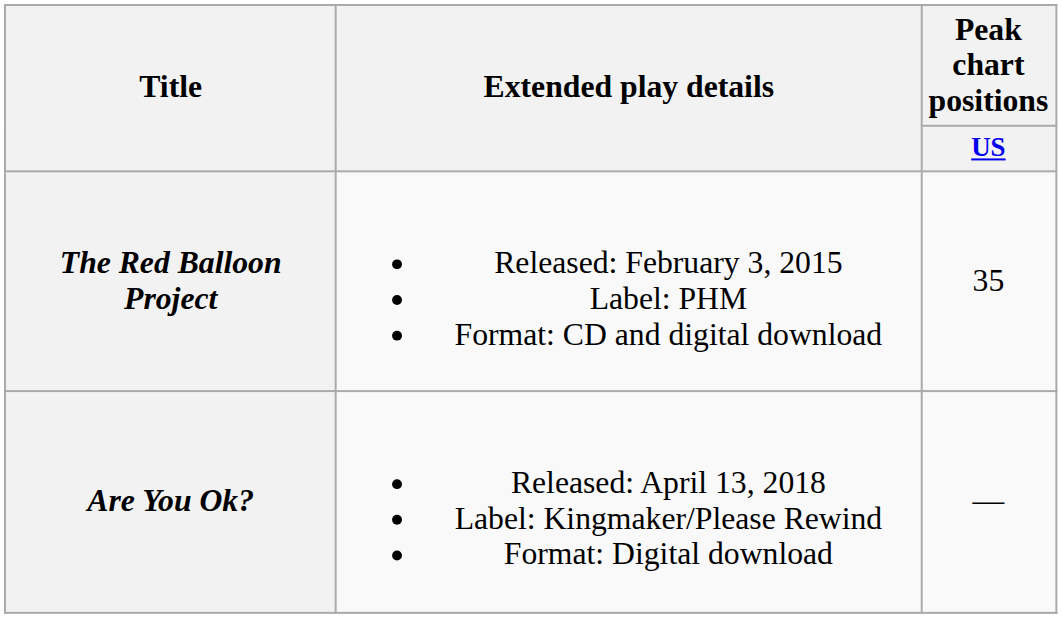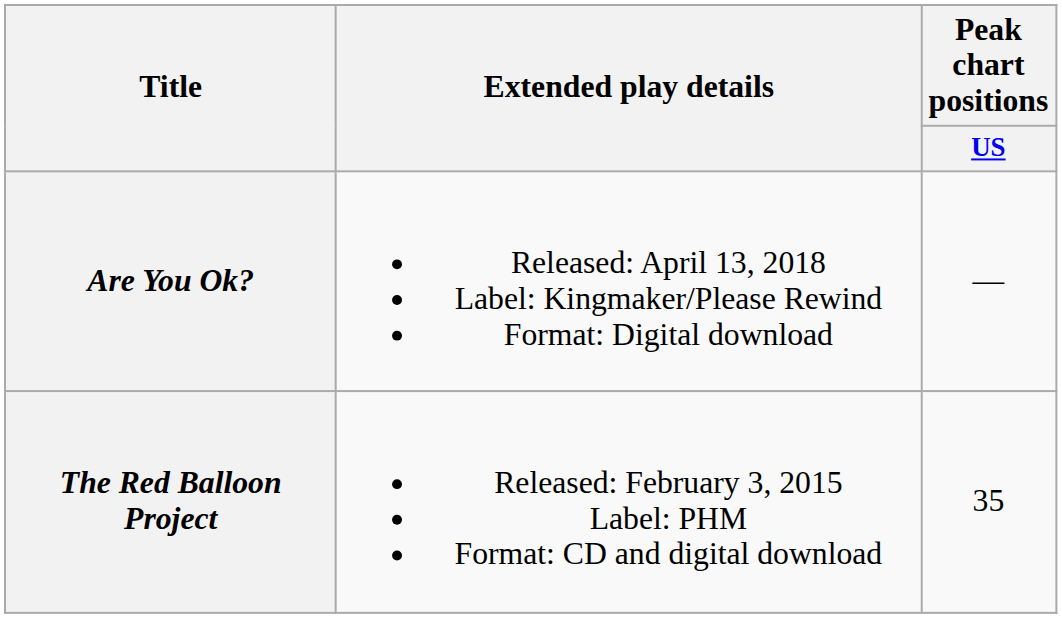rows swapped: (171, 280) <-> (171, 501)
